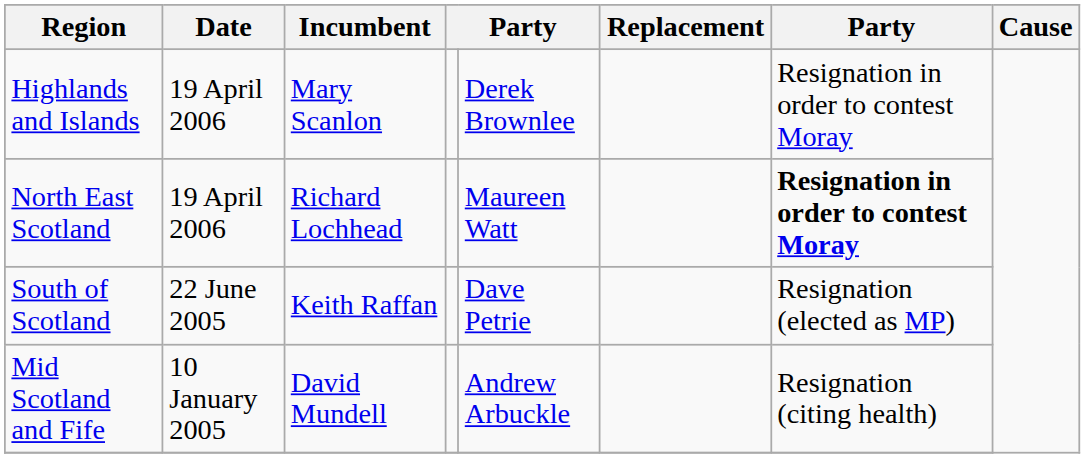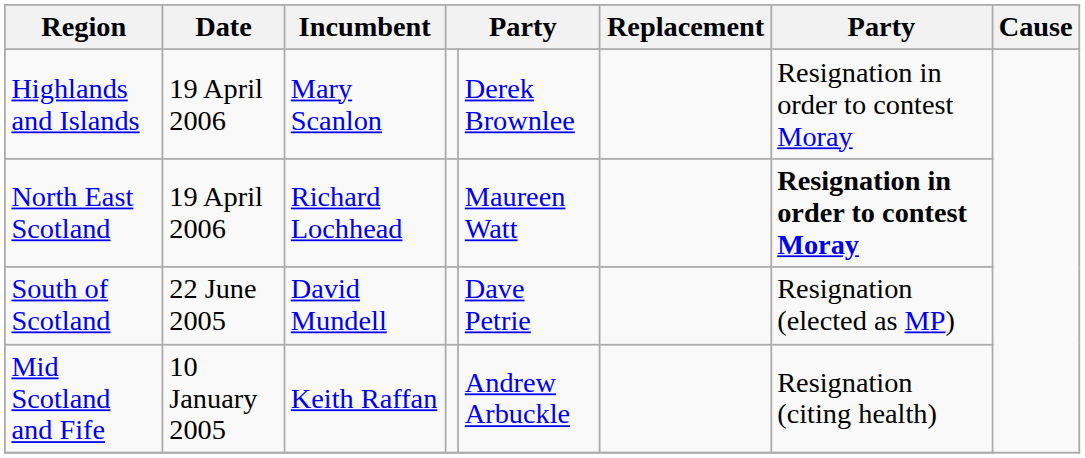(364, 305) Keith Raffan -> (339, 305) David Mundell
(339, 397) David Mundell -> (364, 397) Keith Raffan
